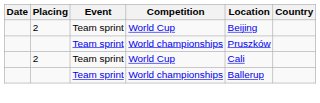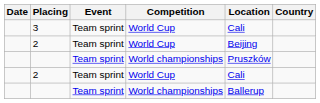+ row: (35, 28)
